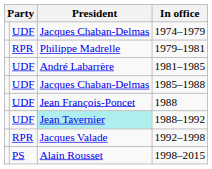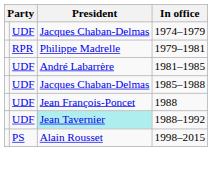- row: (180, 137)
